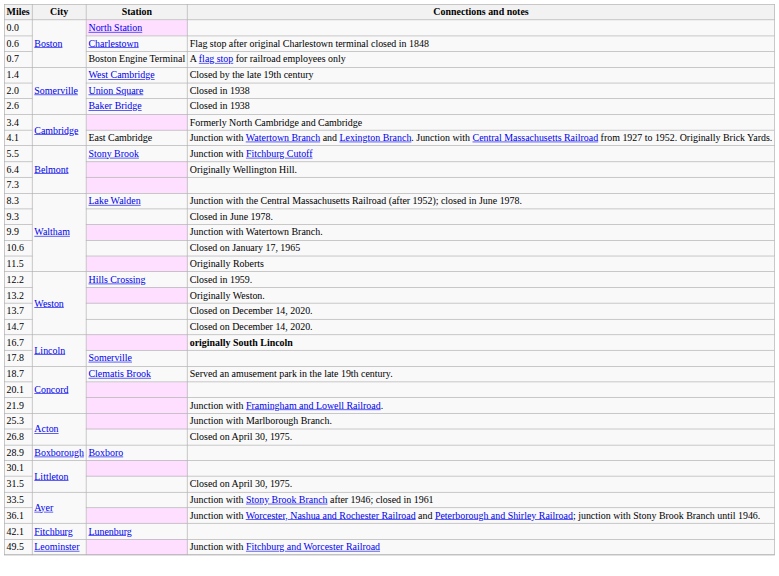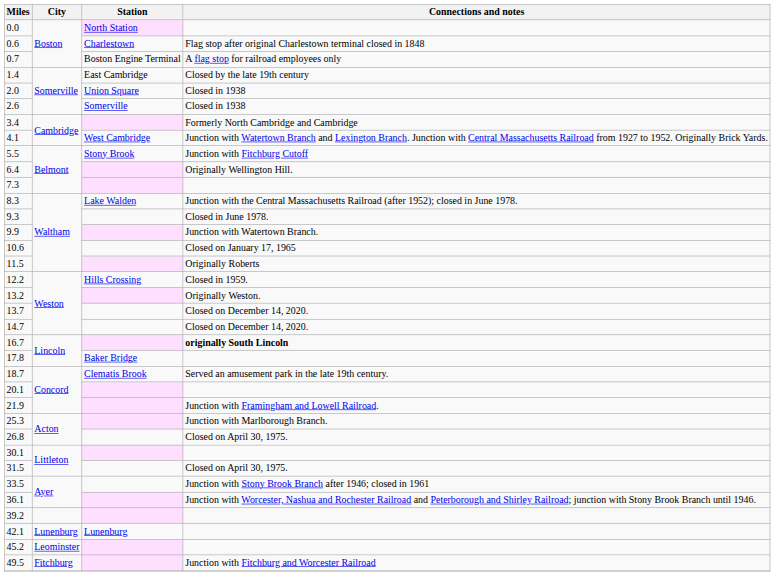(122, 75) West Cambridge -> (116, 75) East Cambridge
(115, 106) Baker Bridge -> (106, 106) Somerville
(120, 138) East Cambridge -> (117, 138) West Cambridge
(110, 358) Somerville -> (111, 358) Baker Bridge
- row: (15, 452)
+ row: (15, 515)
(54, 531) Fitchburg -> (56, 531) Lunenburg
+ row: (15, 547)
(57, 547) Leominster -> (54, 563) Fitchburg
